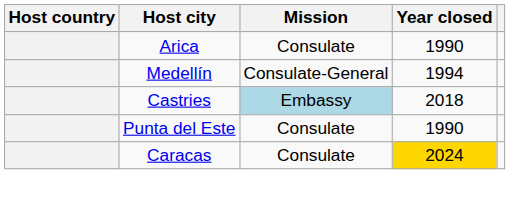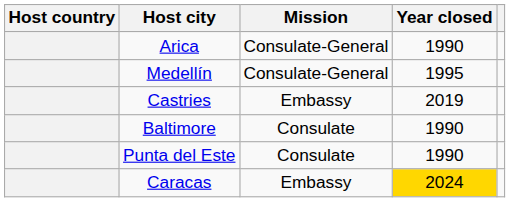(316, 45) Consulate -> (316, 45) Consulate-General
(444, 73) 1994 -> (444, 73) 1995
(316, 100) lightblue background -> (316, 100) no background
(444, 100) 2018 -> (444, 100) 2019
+ row: (179, 127)
(316, 155) Consulate -> (316, 182) Embassy
